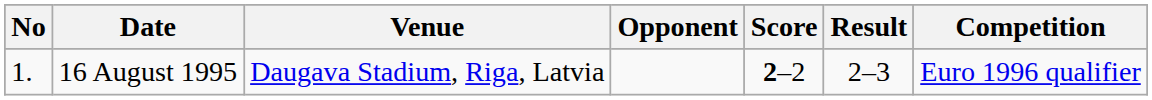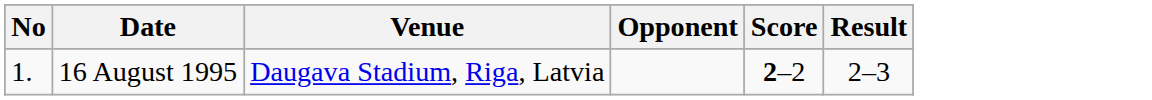- column: (1031, 26)
